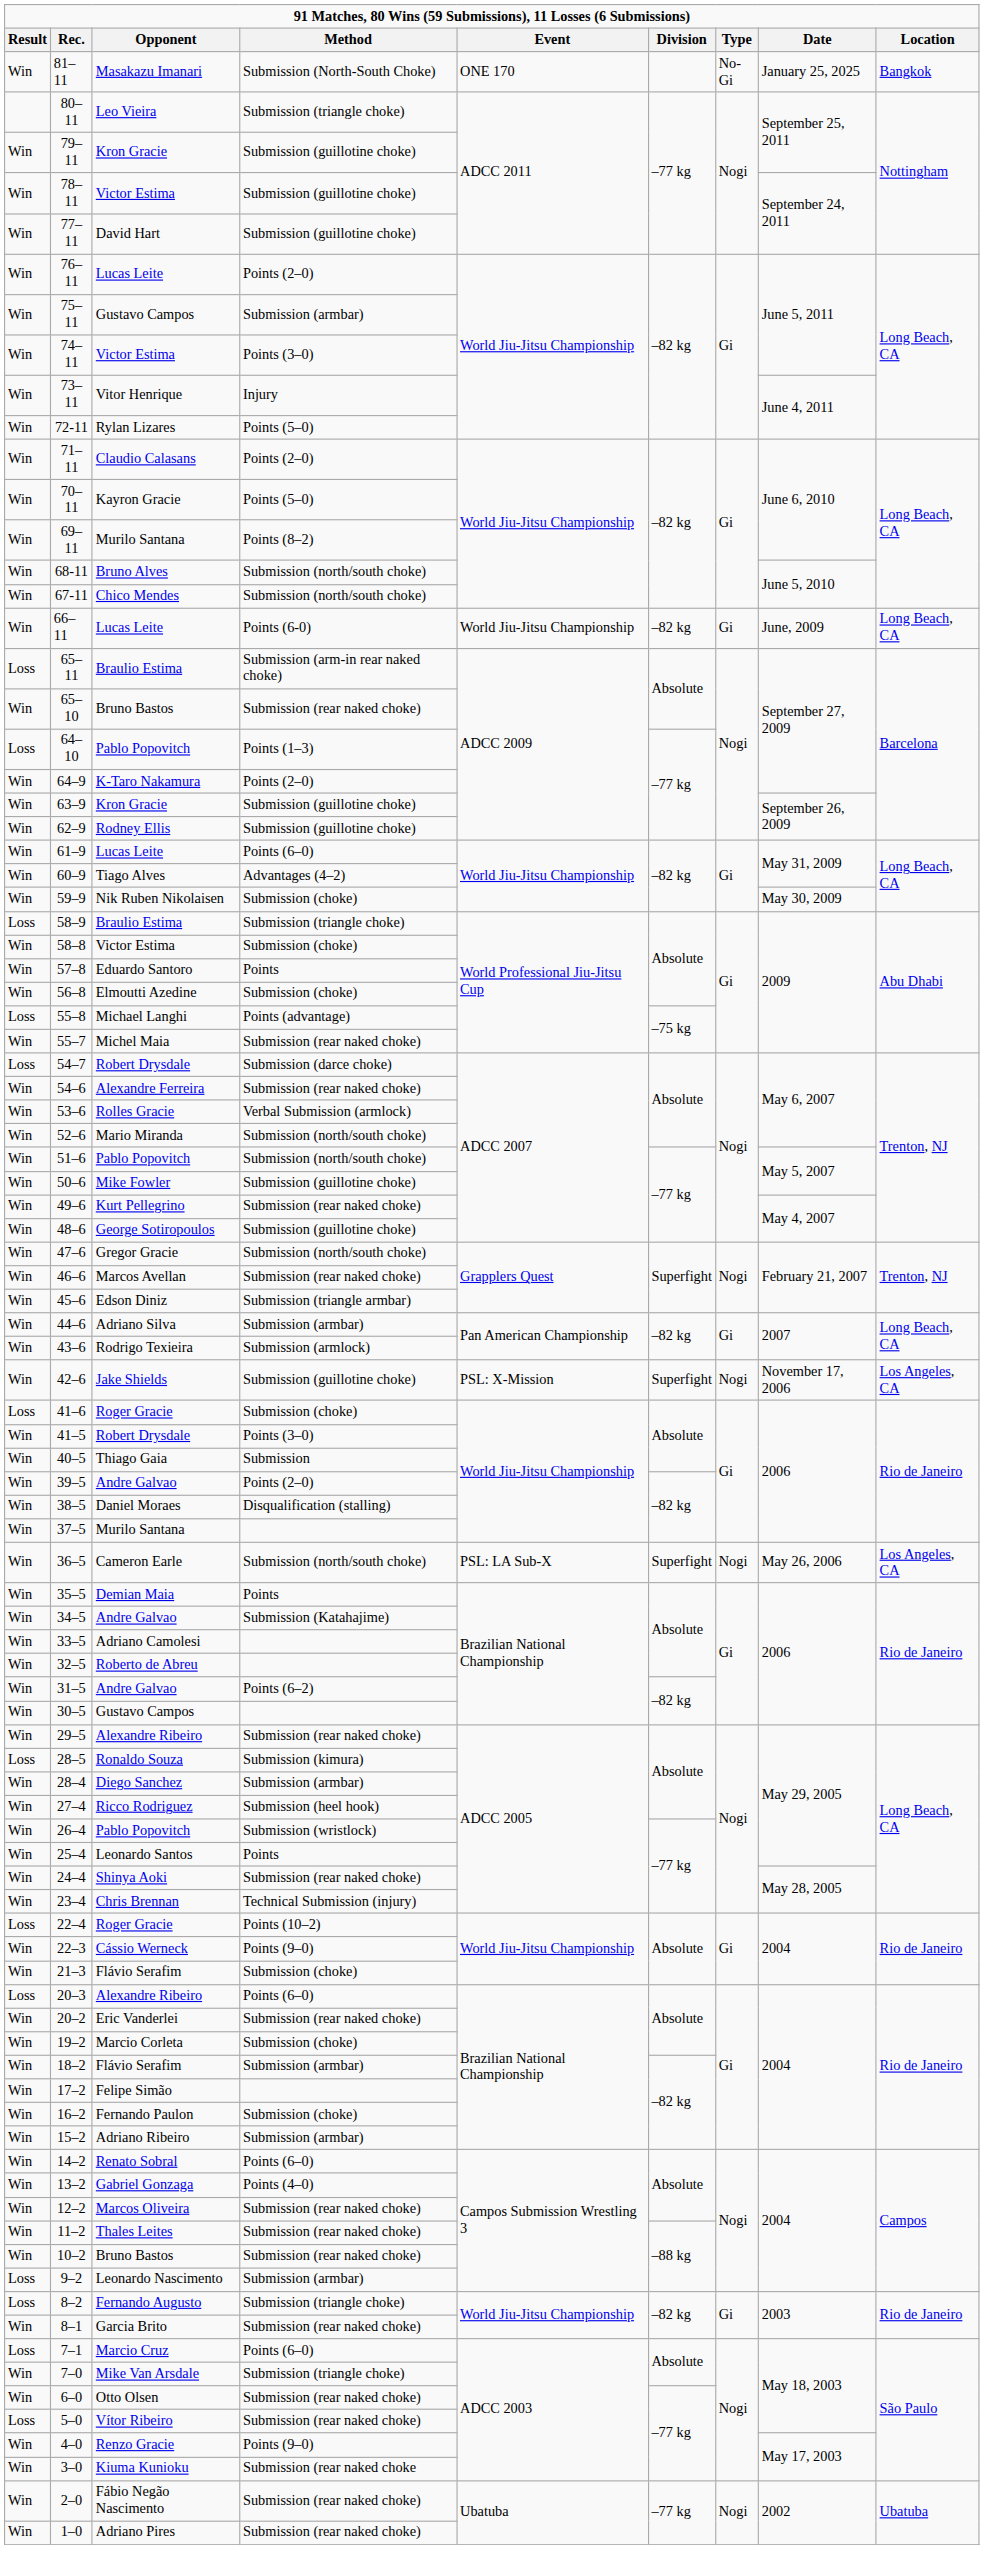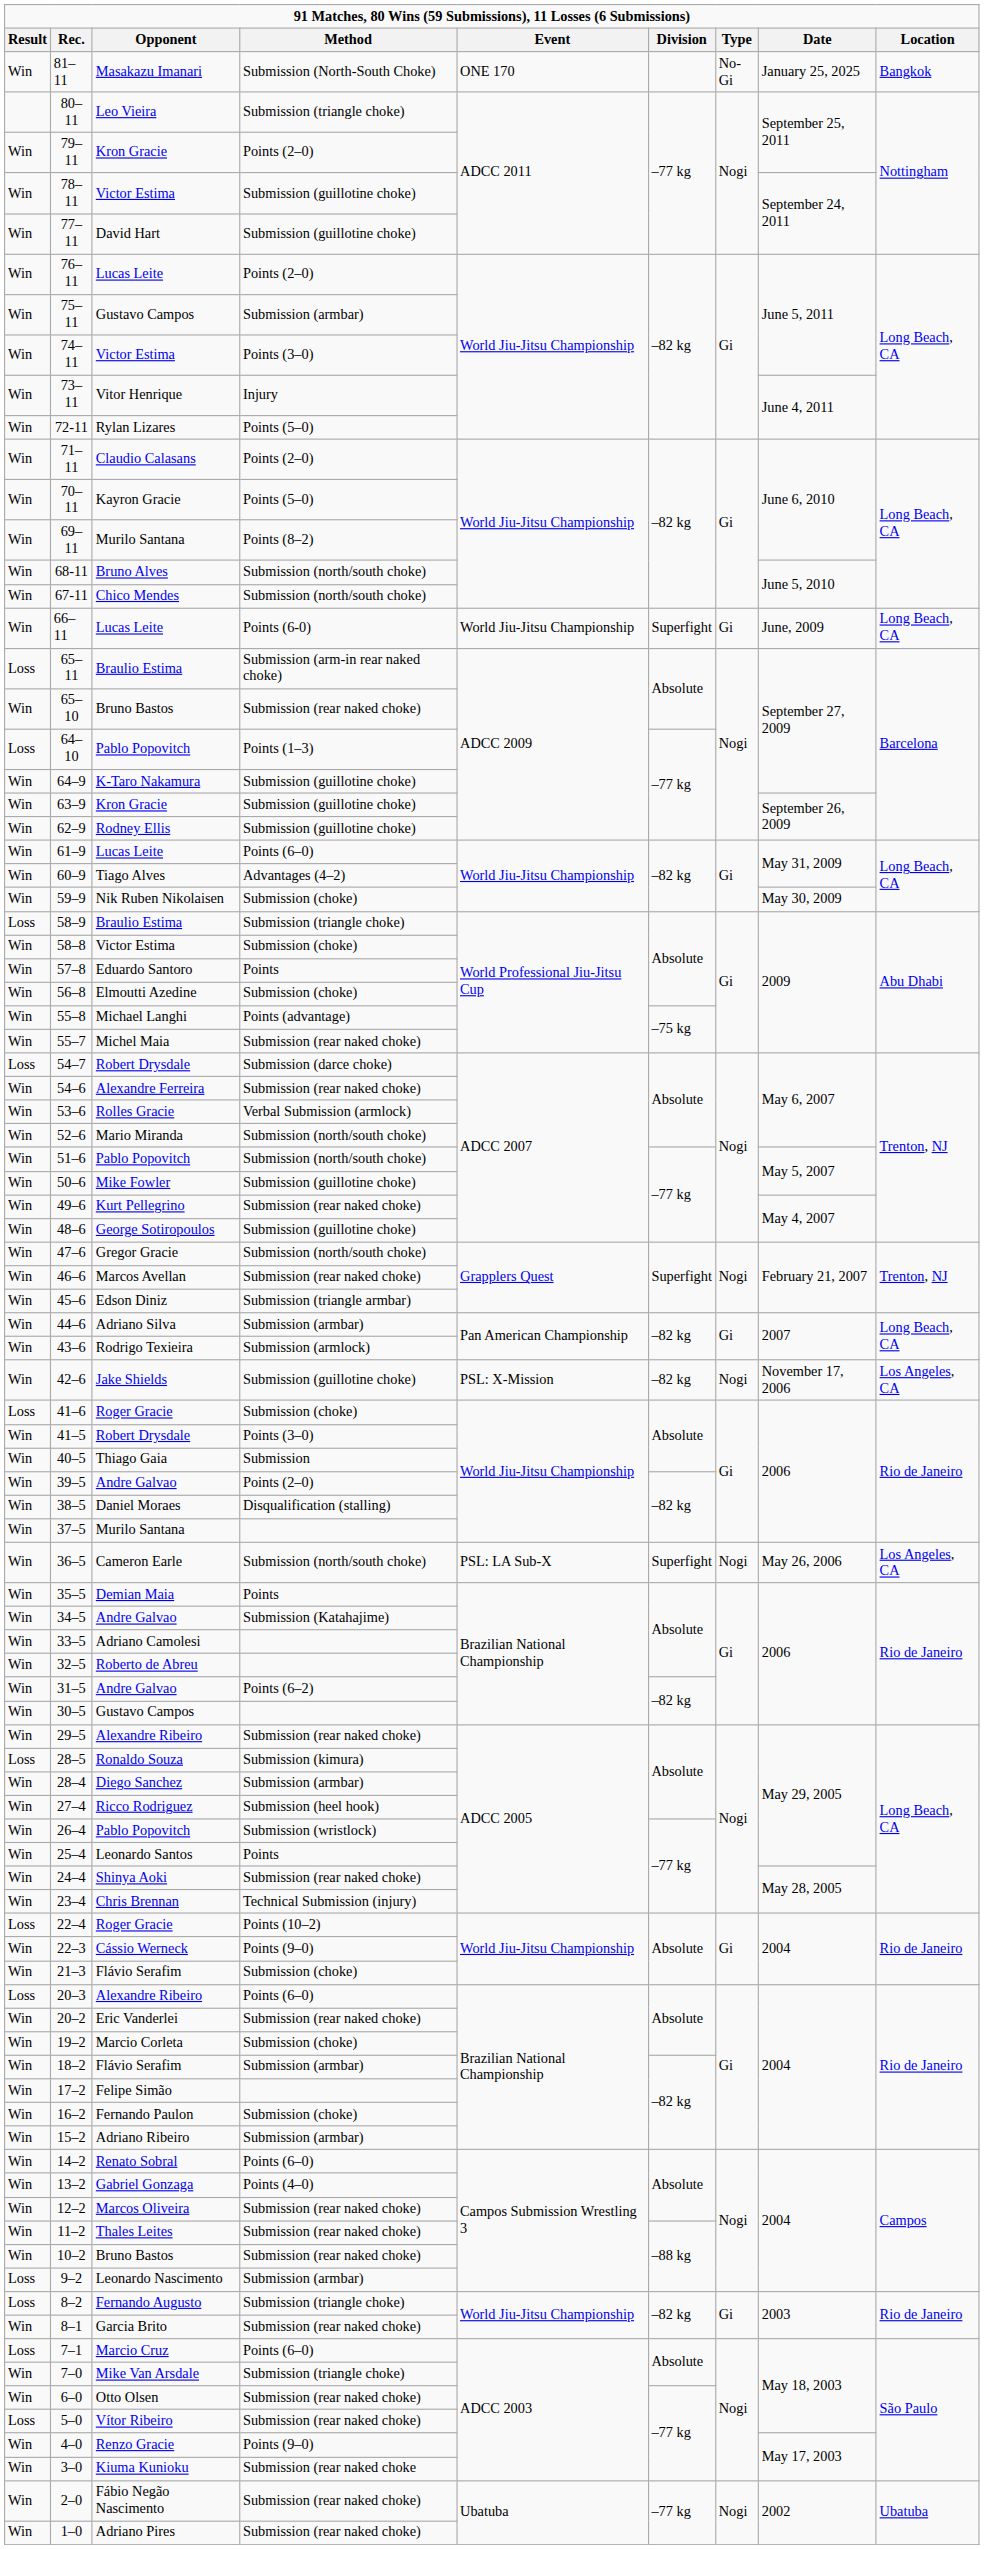(329, 152) Submission (guillotine choke) -> (278, 152) Points (2–0)
(671, 627) –82 kg -> (682, 627) Superfight
(278, 781) Points (2–0) -> (329, 781) Submission (guillotine choke)
(22, 1017) Loss -> (20, 1017) Win
(682, 1380) Superfight -> (671, 1380) –82 kg
